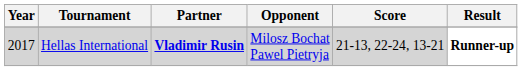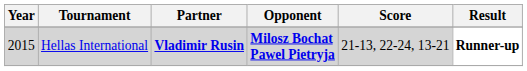(21, 46) 2017 -> (21, 46) 2015
(290, 46) normal -> (293, 46) bold
